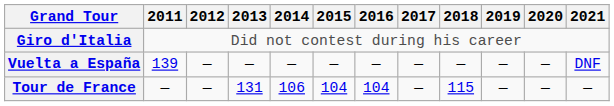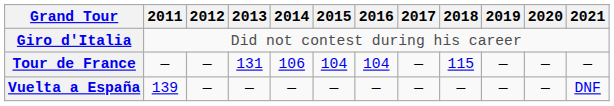rows swapped: (74, 88) <-> (74, 64)
